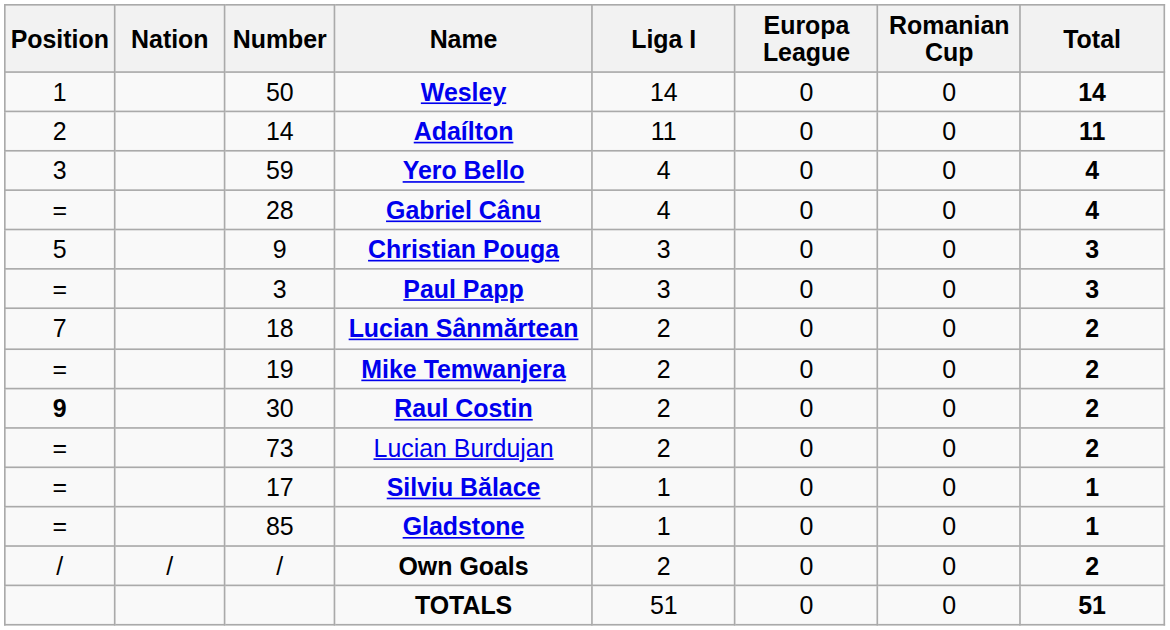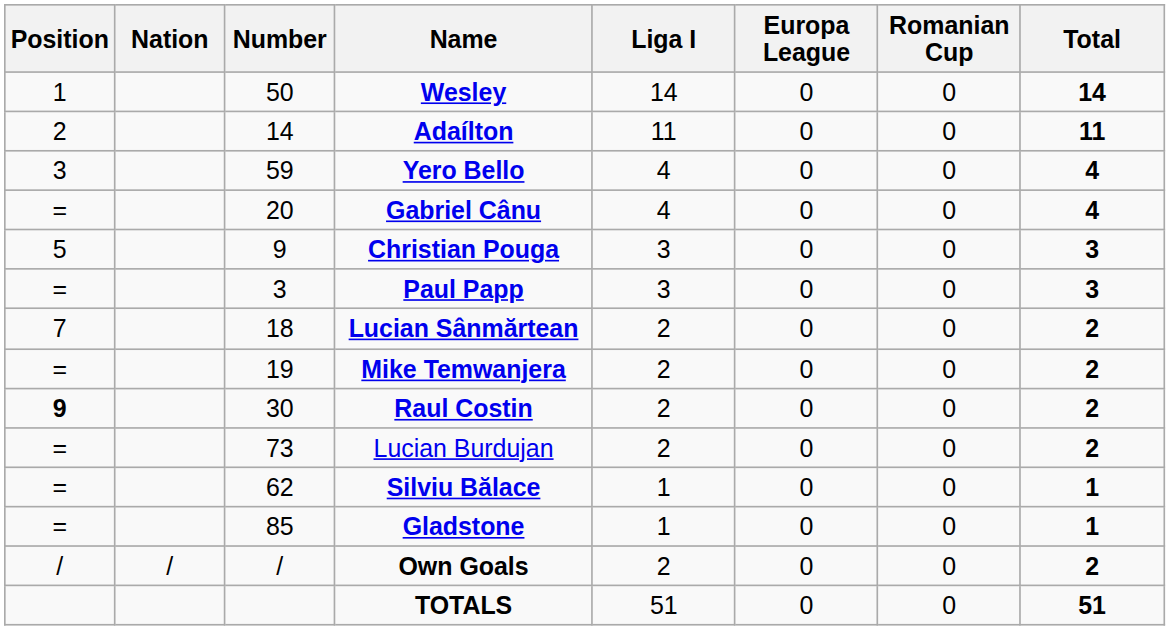(280, 210) 28 -> (280, 210) 20
(280, 487) 17 -> (280, 487) 62
